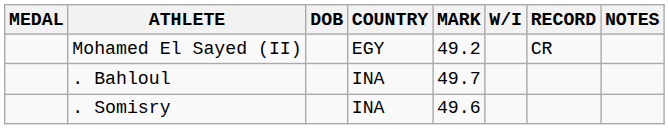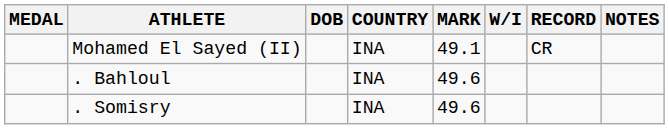(368, 49) EGY -> (368, 49) INA
(459, 49) 49.2 -> (459, 49) 49.1
(459, 79) 49.7 -> (459, 79) 49.6
